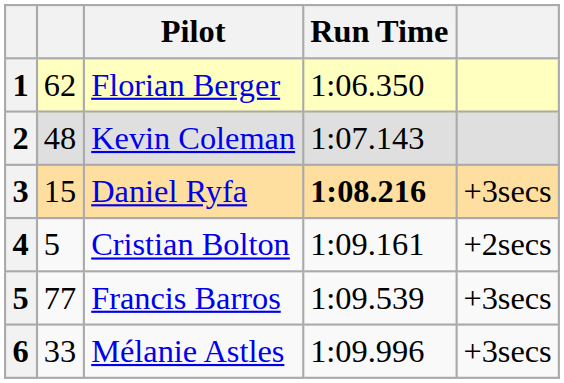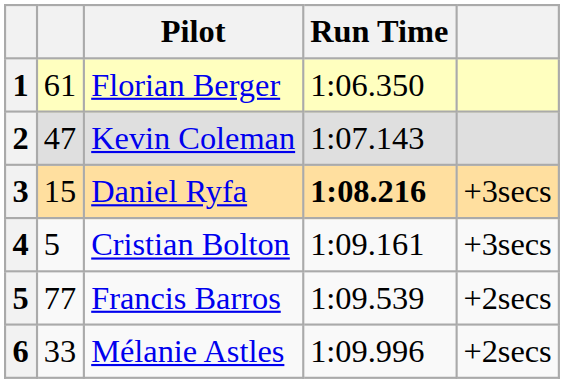(60, 84) 62 -> (60, 84) 61
(60, 138) 48 -> (60, 138) 47
(508, 244) +2secs -> (508, 244) +3secs
(508, 298) +3secs -> (508, 298) +2secs
(508, 351) +3secs -> (508, 351) +2secs
